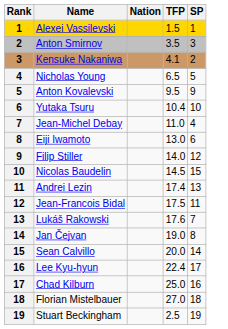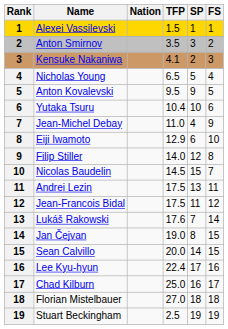+ column: (214, 12)
(175, 140) 13.0 -> (175, 140) 12.9
(175, 188) 17.4 -> (175, 188) 17.5
